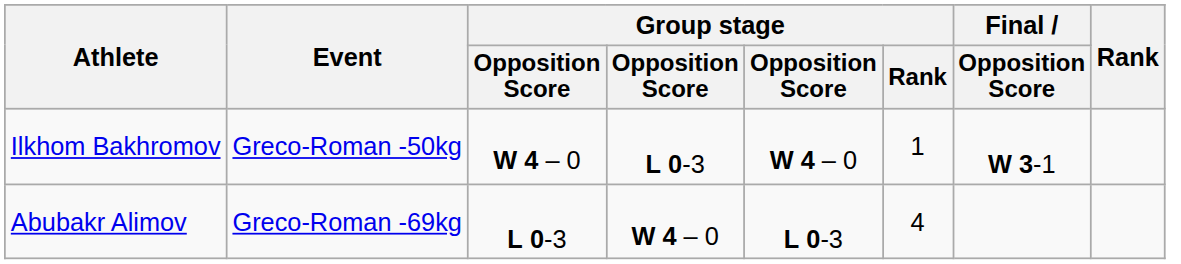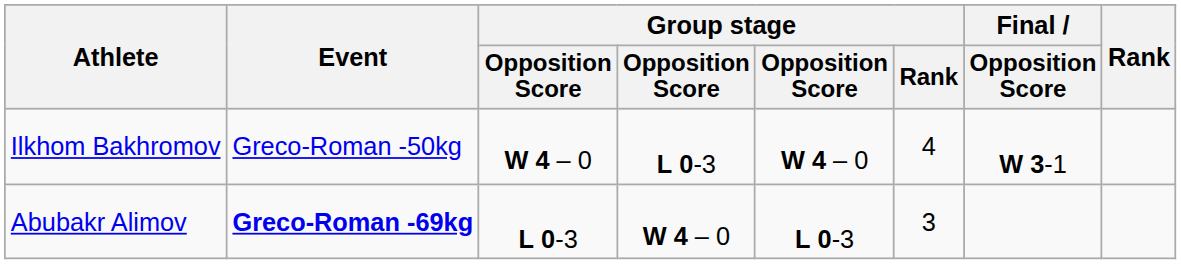(918, 147) 1 -> (929, 147) 4
(347, 222) normal -> (353, 222) bold
(918, 222) 4 -> (929, 222) 3
